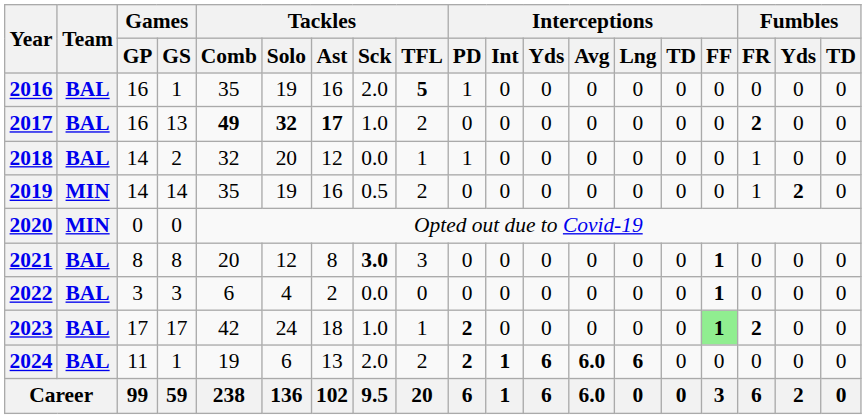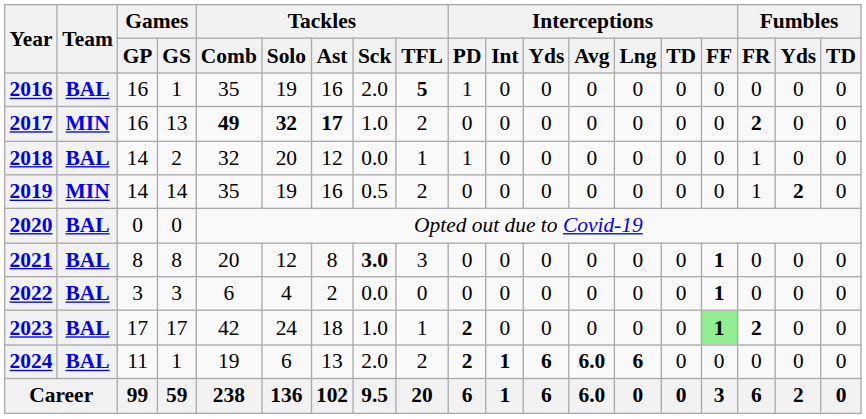(88, 123) BAL -> (88, 123) MIN
(88, 225) MIN -> (88, 225) BAL
